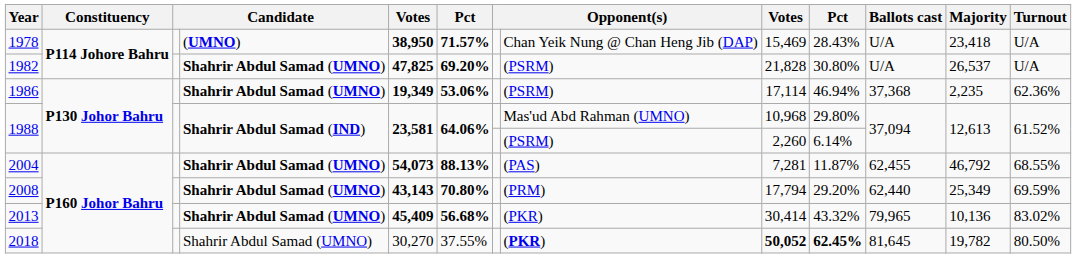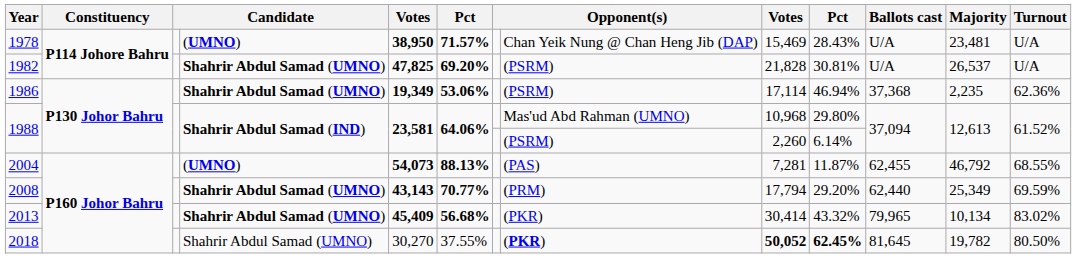(970, 41) 23,418 -> (970, 41) 23,481
(836, 66) 30.80% -> (836, 66) 30.81%
(284, 165) Shahrir Abdul Samad (UMNO) -> (212, 165) (UMNO)
(465, 190) 70.80% -> (465, 190) 70.77%
(970, 215) 10,136 -> (970, 215) 10,134
